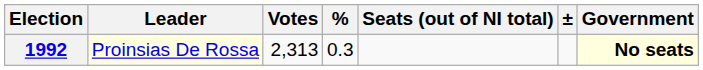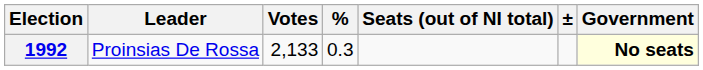(175, 49) lightyellow background -> (175, 49) no background
(294, 49) 2,313 -> (294, 49) 2,133
